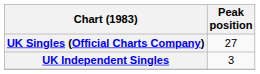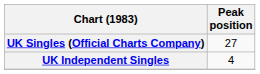(231, 60) 3 -> (231, 60) 4
